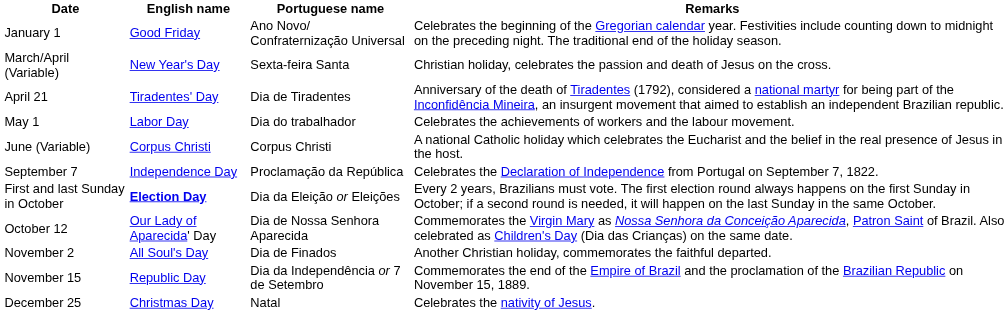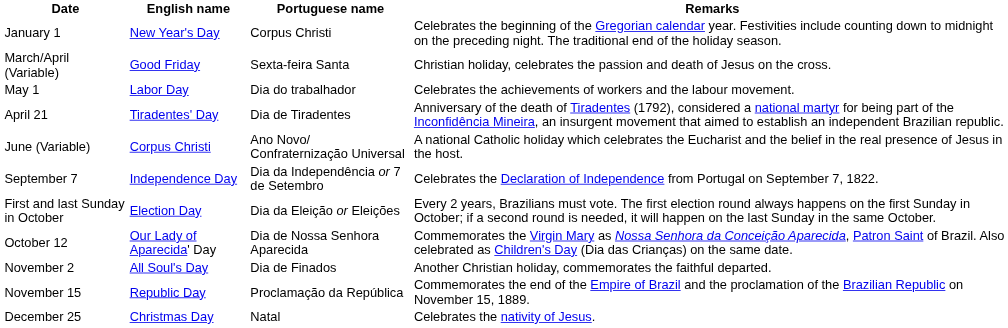(165, 33) Good Friday -> (175, 33) New Year's Day
(328, 33) Ano Novo/ Confraternização Universal -> (291, 33) Corpus Christi
(175, 65) New Year's Day -> (165, 65) Good Friday
rows swapped: (26, 97) <-> (22, 122)
(291, 147) Corpus Christi -> (328, 147) Ano Novo/ Confraternização Universal
(327, 171) Proclamação da República -> (325, 179) Dia da Independência or 7 de Setembro
(168, 196) bold -> (166, 211) normal
(325, 278) Dia da Independência or 7 de Setembro -> (327, 292) Proclamação da República
